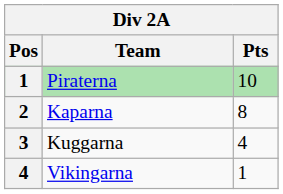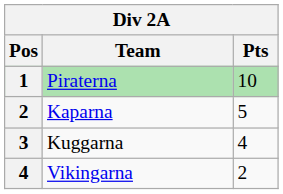(242, 111) 8 -> (242, 111) 5
(242, 173) 1 -> (242, 173) 2
